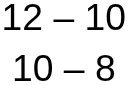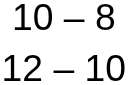rows swapped: (64, 68) <-> (64, 17)
